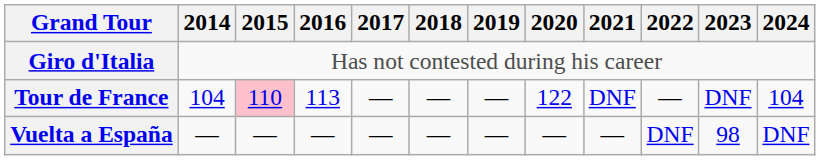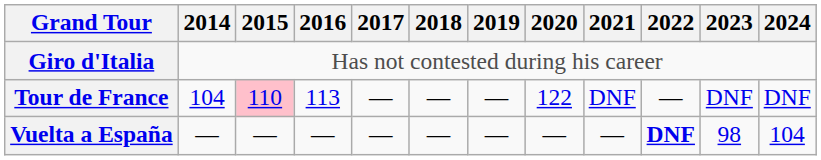(786, 97) 104 -> (787, 97) DNF
(670, 135) normal -> (671, 135) bold
(786, 135) DNF -> (787, 135) 104
